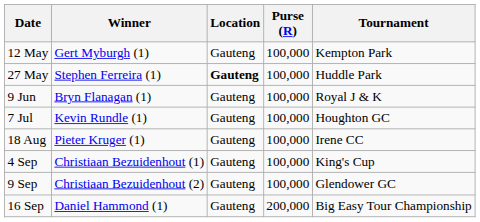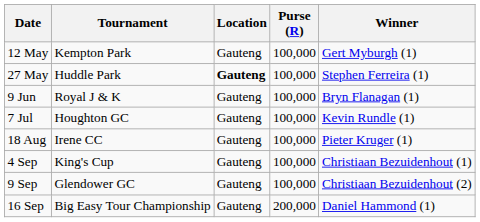columns swapped: (394, 23) <-> (129, 23)
